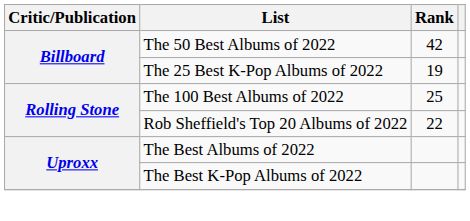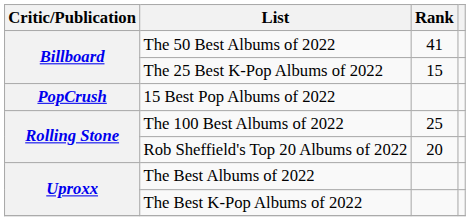(434, 44) 42 -> (434, 44) 41
(434, 70) 19 -> (434, 70) 15
+ row: (240, 96)
(434, 123) 22 -> (434, 149) 20
